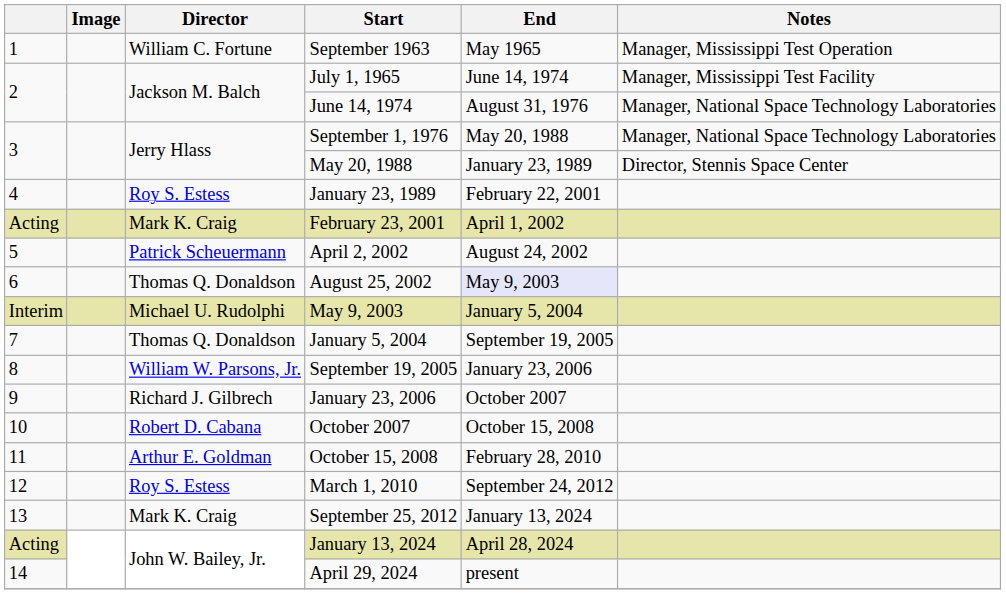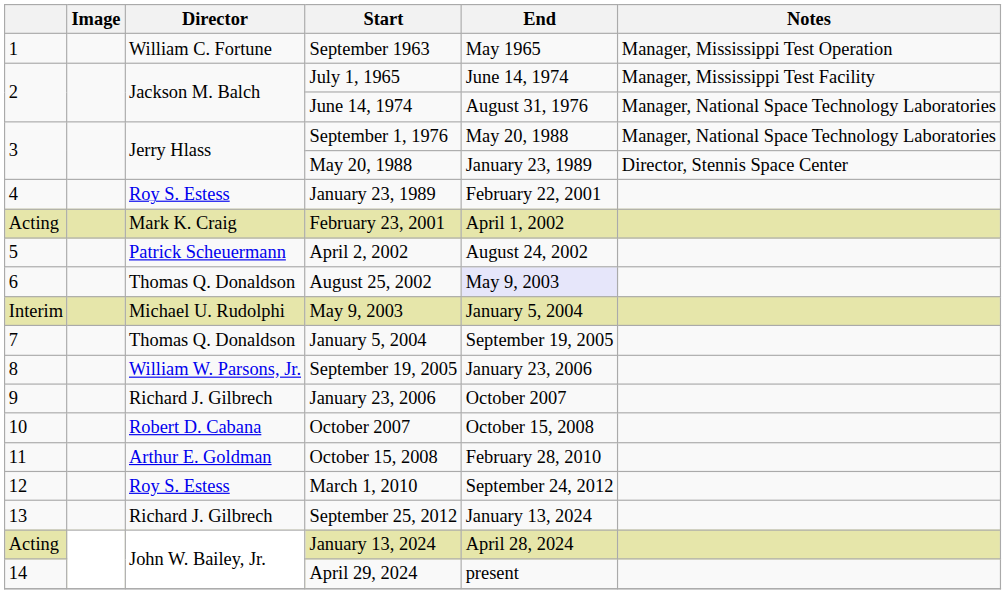(183, 515) Mark K. Craig -> (201, 515) Richard J. Gilbrech
